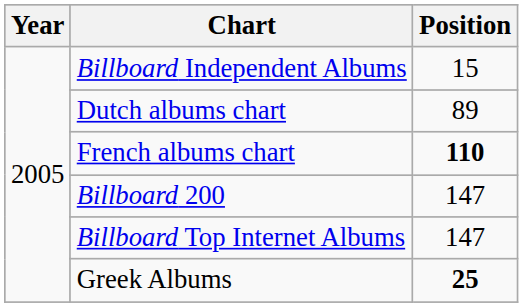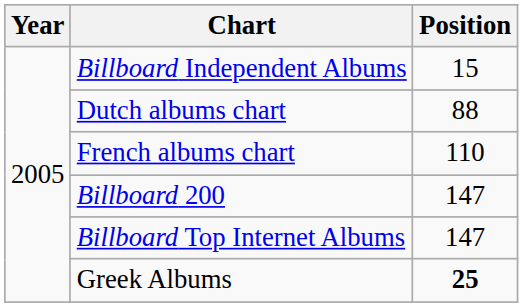(465, 110) 89 -> (465, 110) 88
(465, 152) bold -> (465, 152) normal
